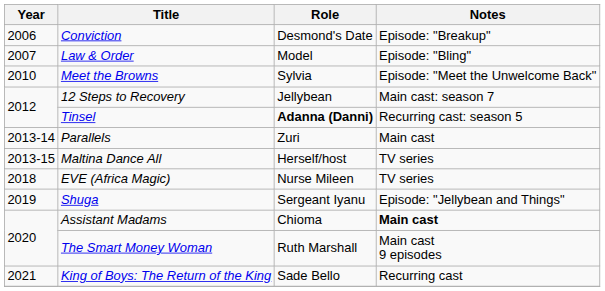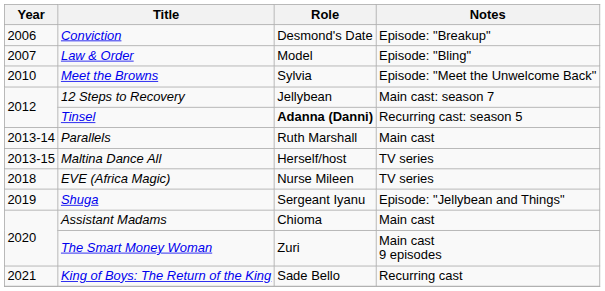(288, 138) Zuri -> (317, 138) Ruth Marshall
(409, 220) bold -> (407, 220) normal
(317, 248) Ruth Marshall -> (288, 248) Zuri
